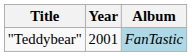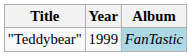(103, 39) 2001 -> (103, 39) 1999
